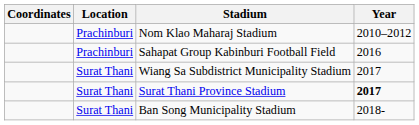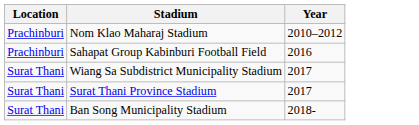- column: (39, 14)
(369, 91) bold -> (300, 91) normal
